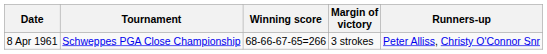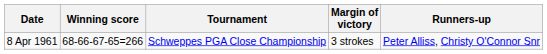columns swapped: (151, 19) <-> (286, 19)
